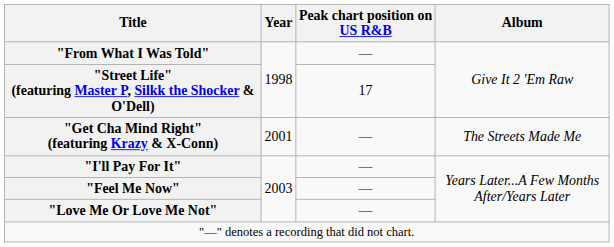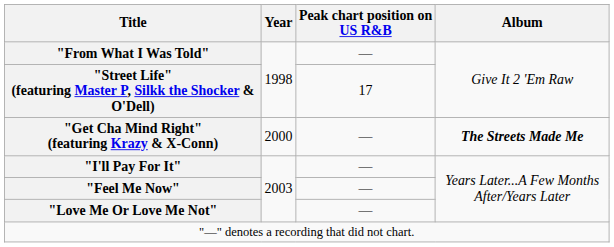(279, 136) 2001 -> (279, 136) 2000
(522, 136) normal -> (522, 136) bold
